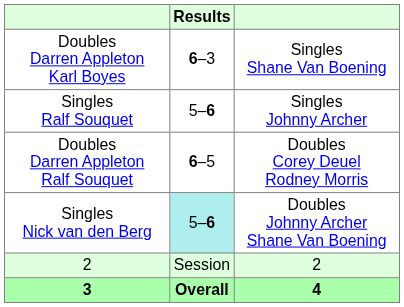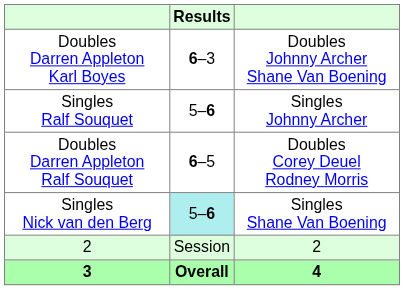(317, 59) Singles Shane Van Boening -> (317, 59) Doubles Johnny Archer Shane Van Boening
(317, 222) Doubles Johnny Archer Shane Van Boening -> (317, 213) Singles Shane Van Boening
